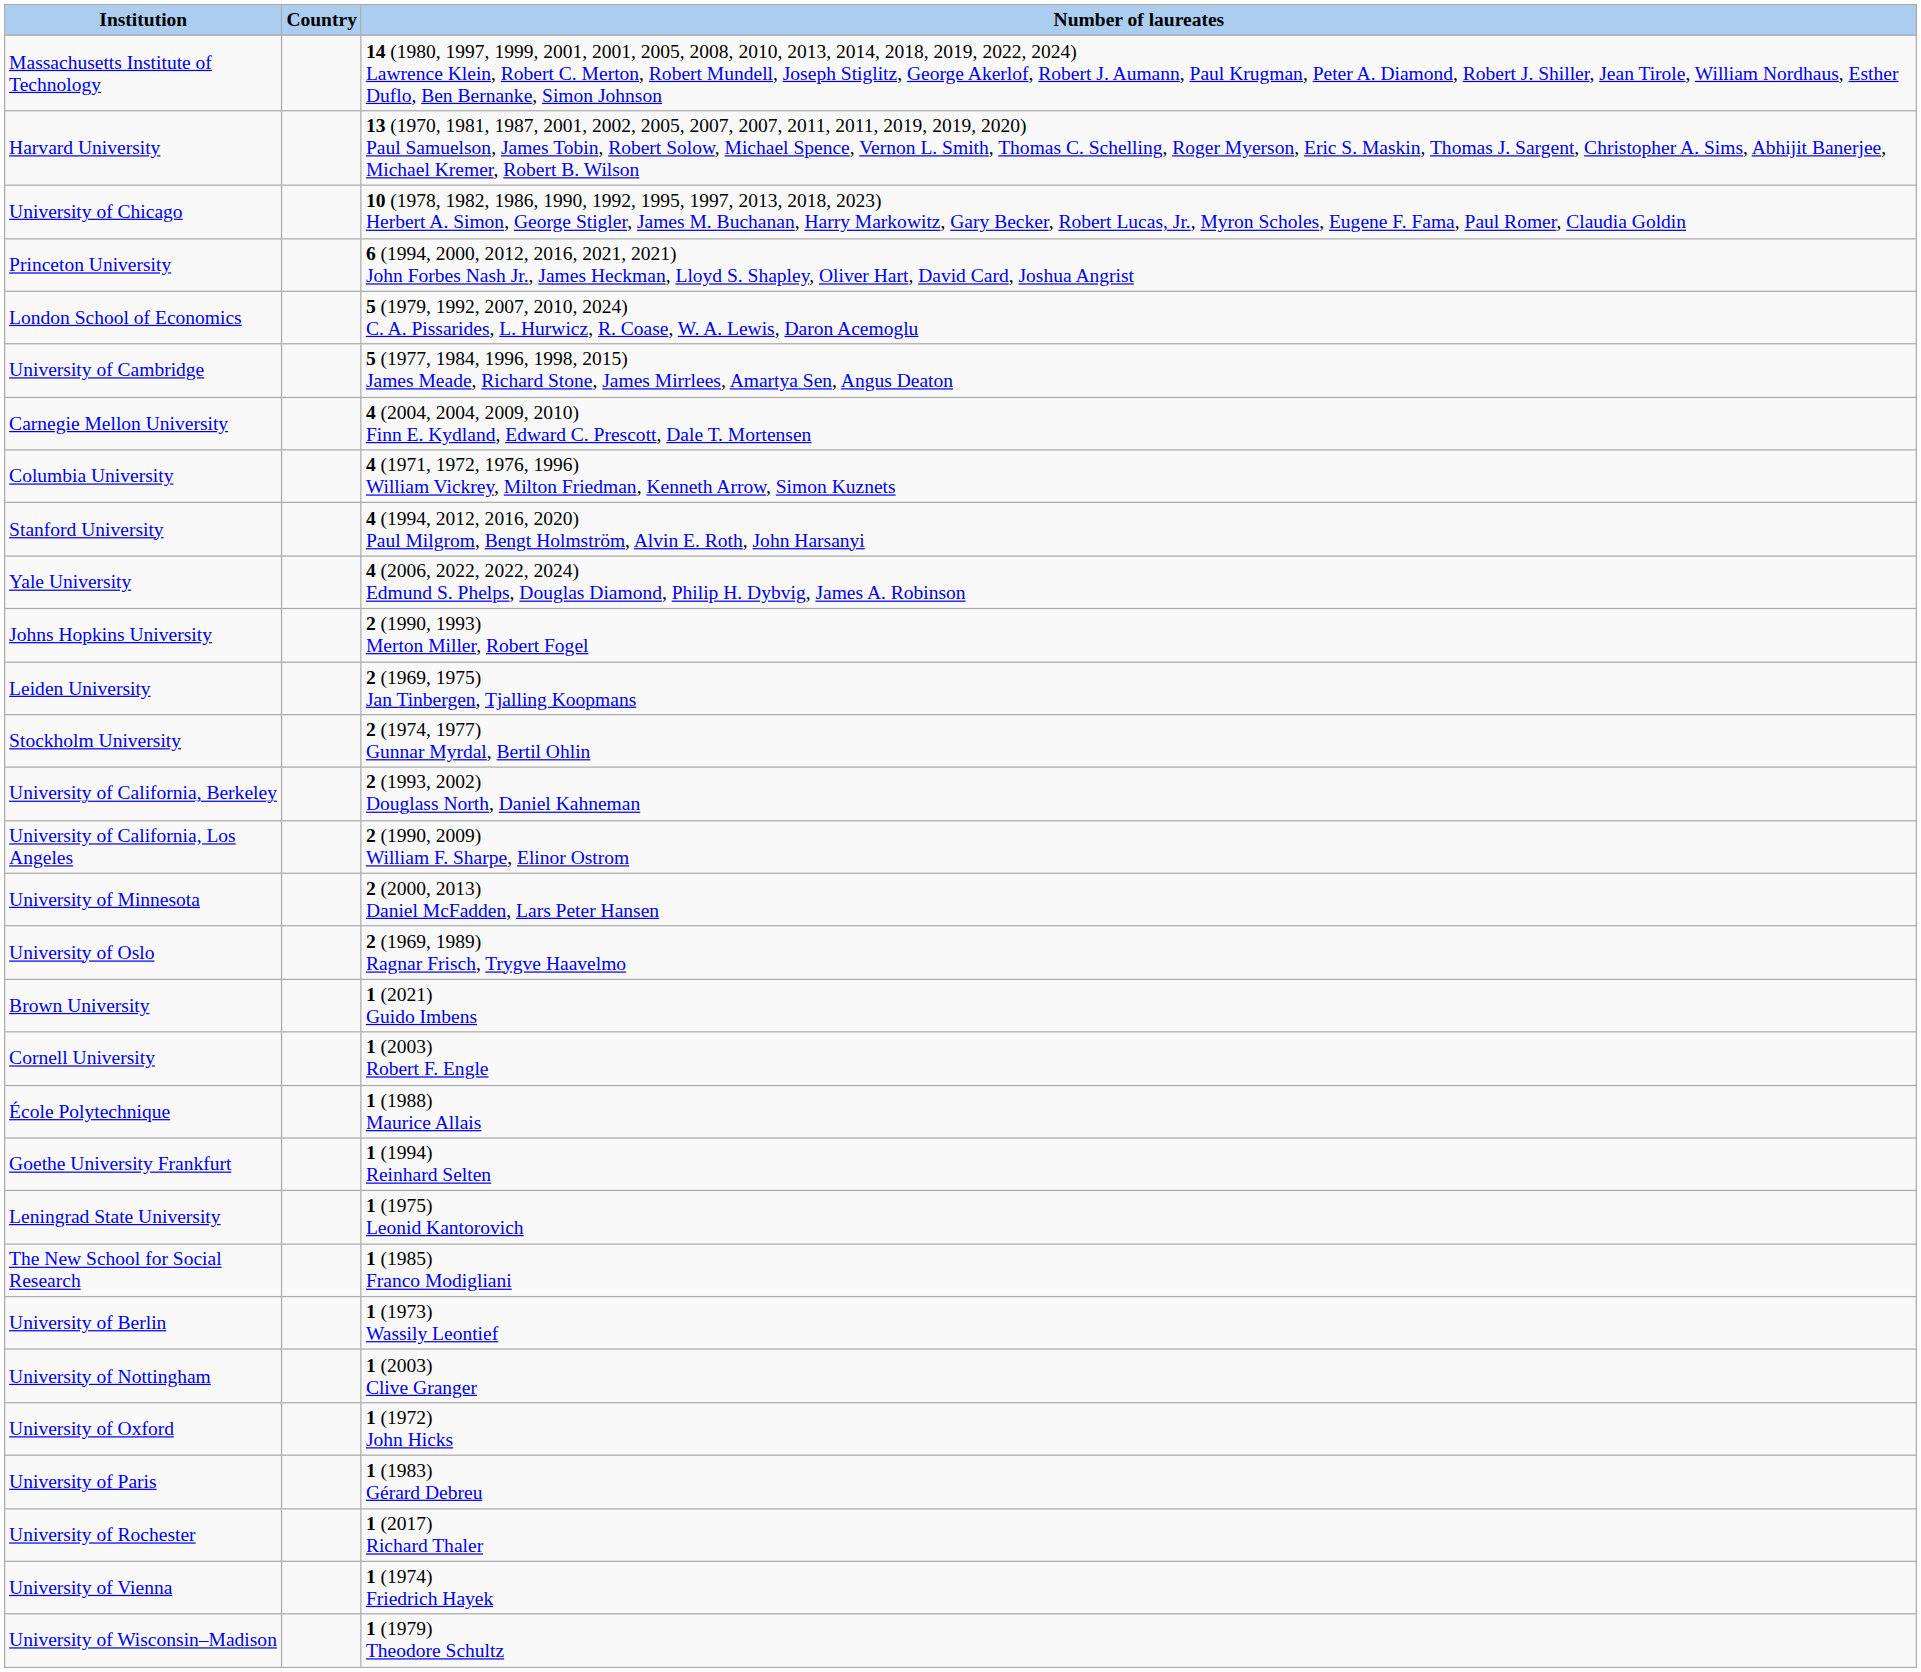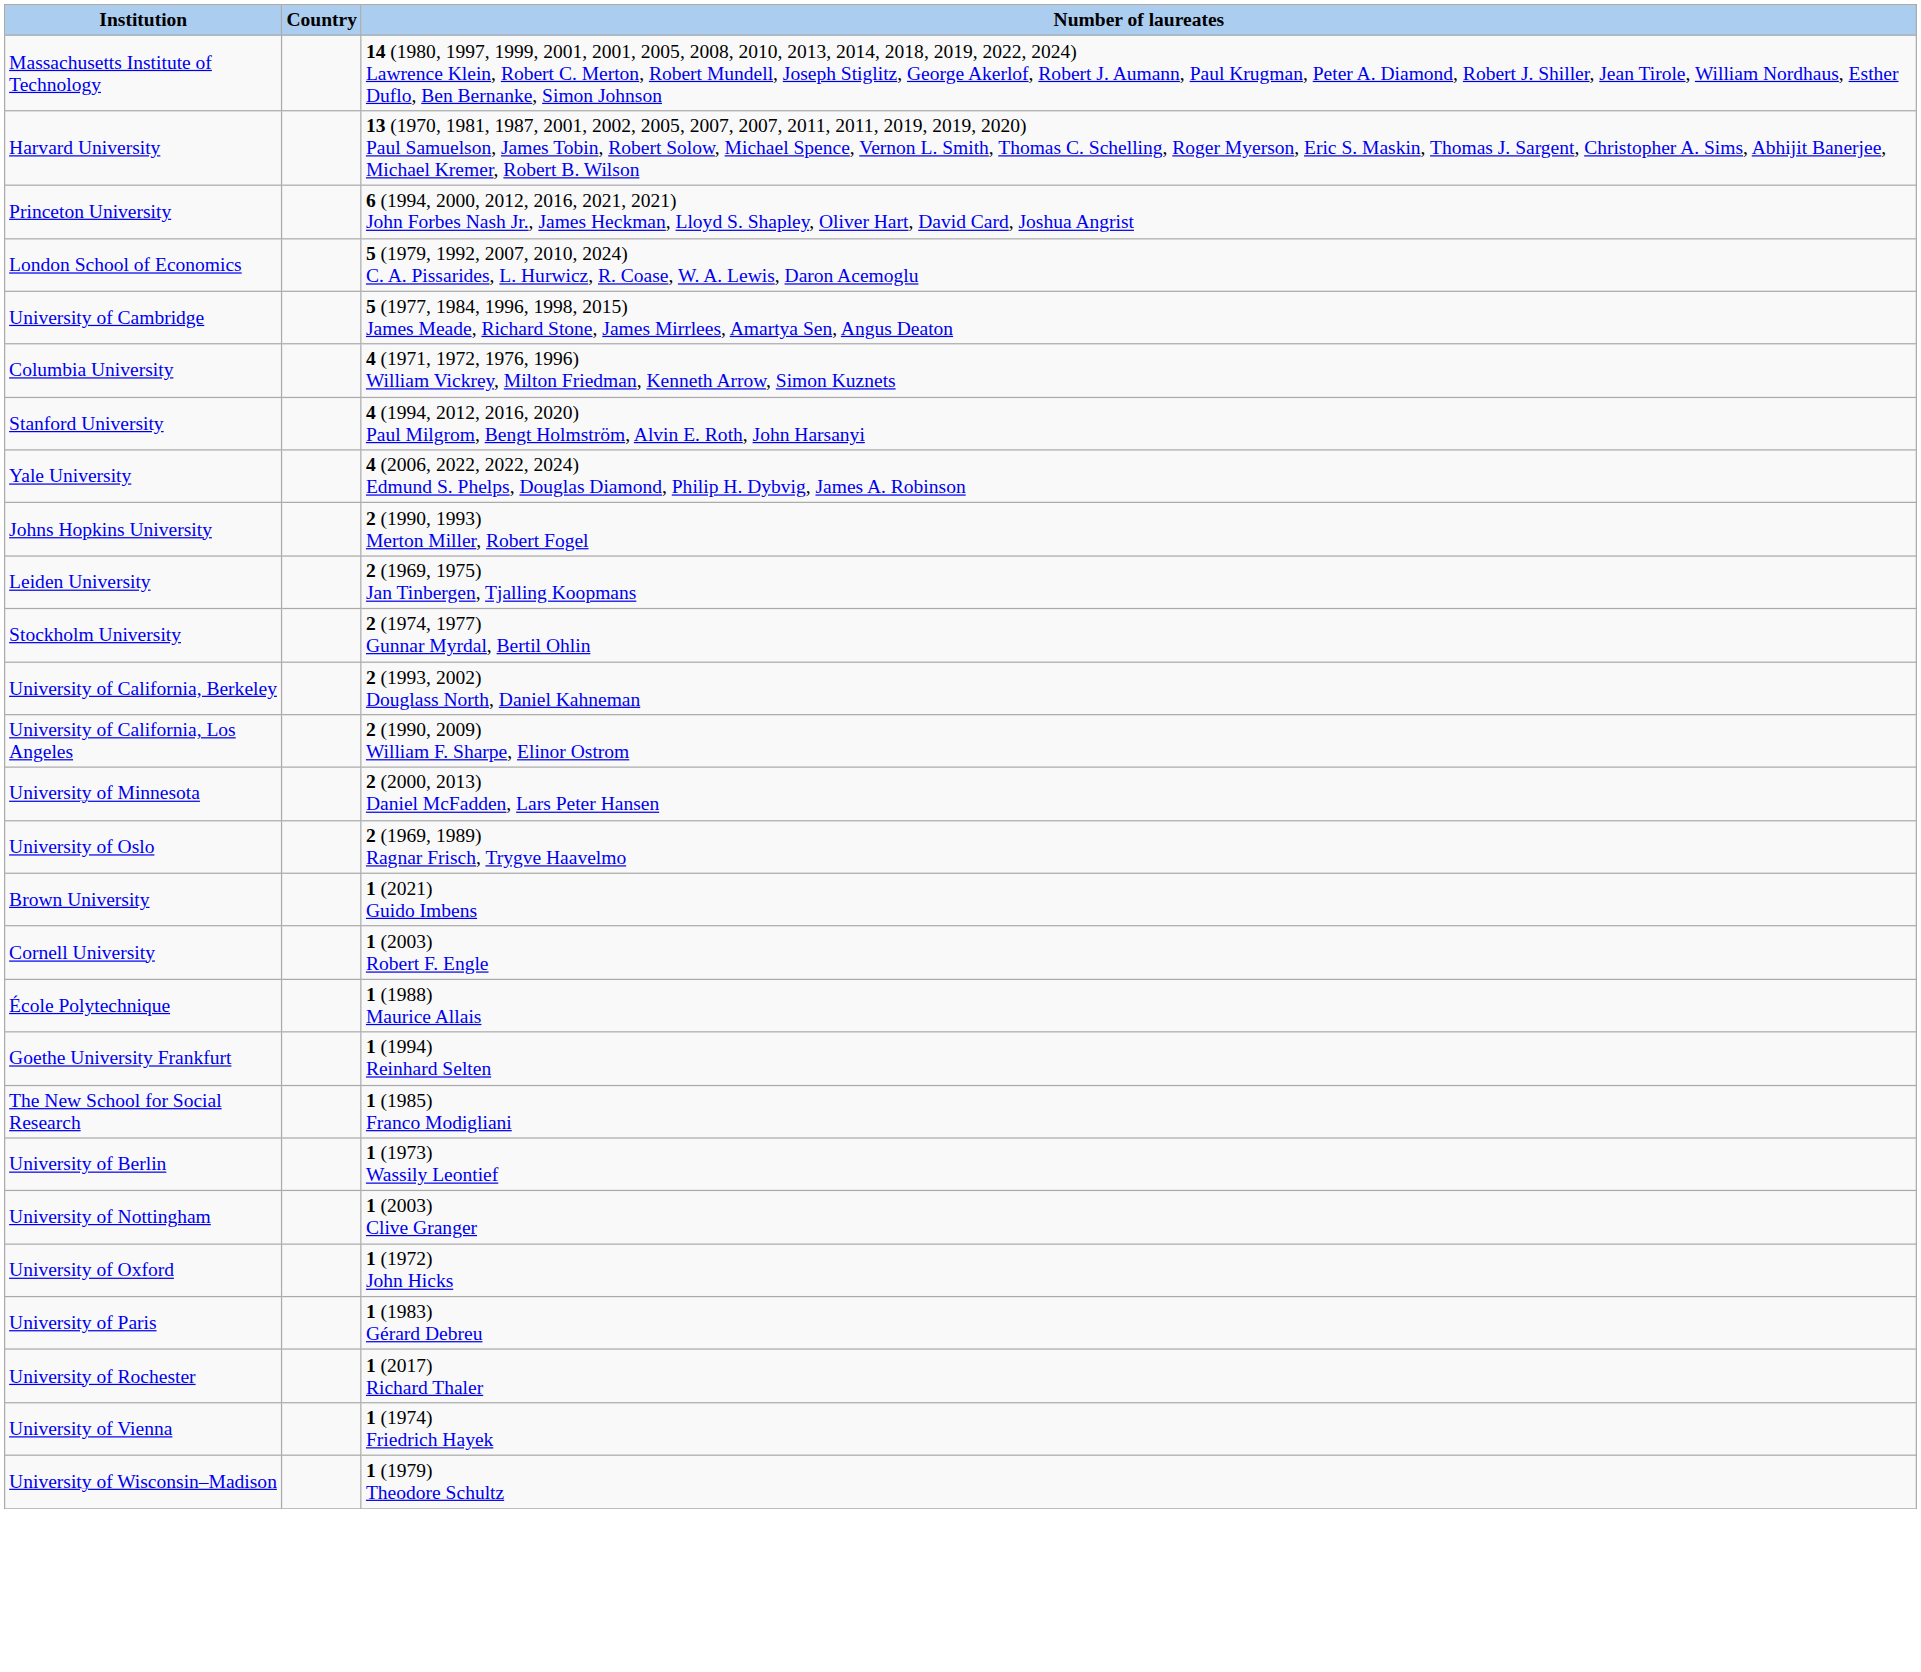- row: (96, 211)
- row: (119, 423)
- row: (115, 1217)
